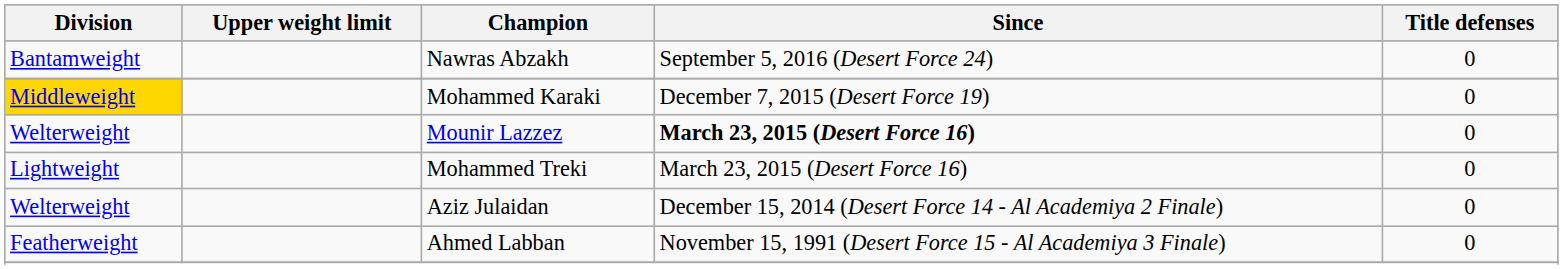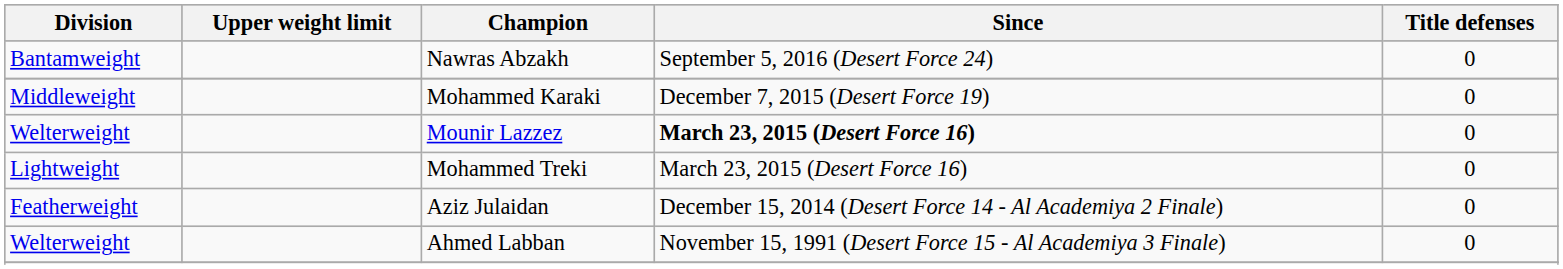(73, 96) gold background -> (73, 96) no background
(70, 206) Welterweight -> (74, 206) Featherweight
(74, 243) Featherweight -> (70, 243) Welterweight
